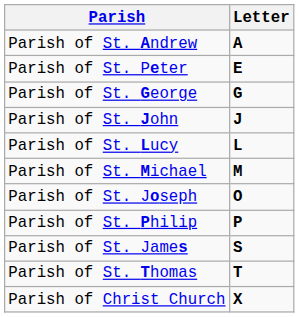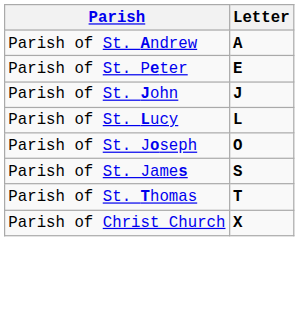- row: (103, 94)
- row: (107, 171)
- row: (103, 223)
